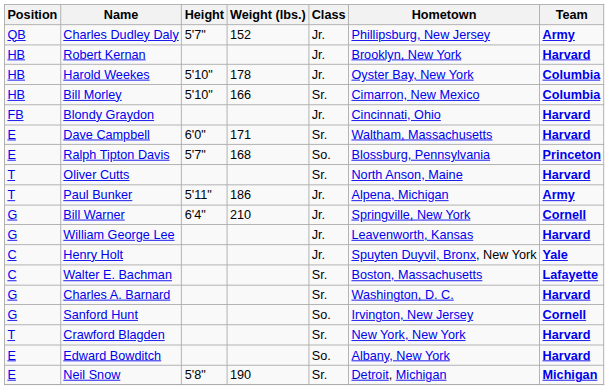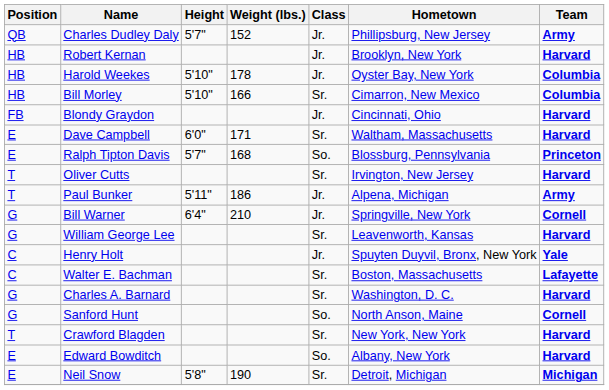(407, 175) North Anson, Maine -> (412, 175) Irvington, New Jersey
(318, 235) Jr. -> (319, 235) Sr.
(412, 315) Irvington, New Jersey -> (407, 315) North Anson, Maine
